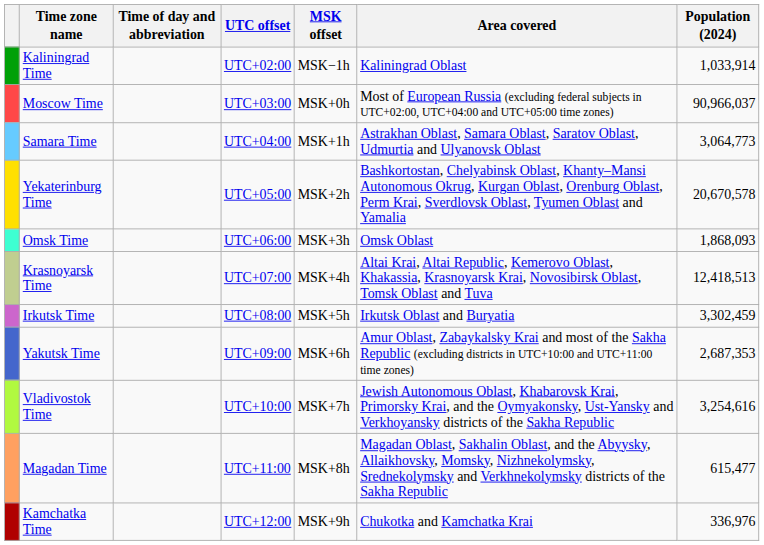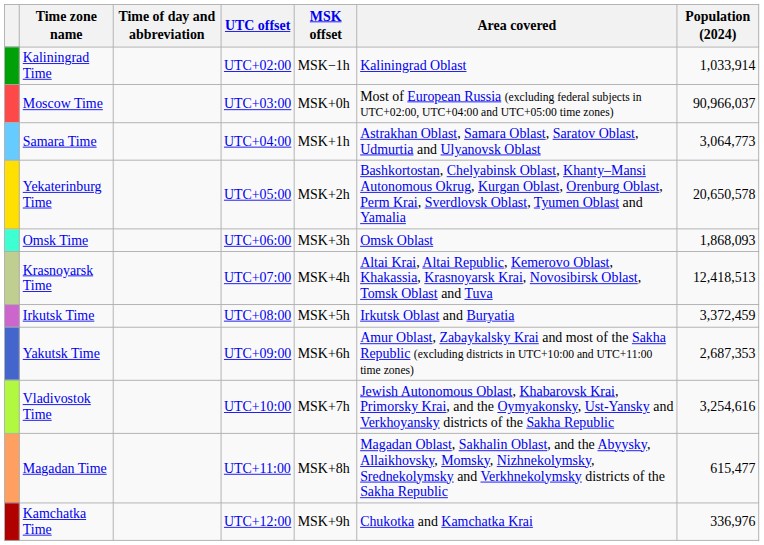(724, 194) 20,670,578 -> (724, 194) 20,650,578
(728, 315) 3,302,459 -> (728, 315) 3,372,459
